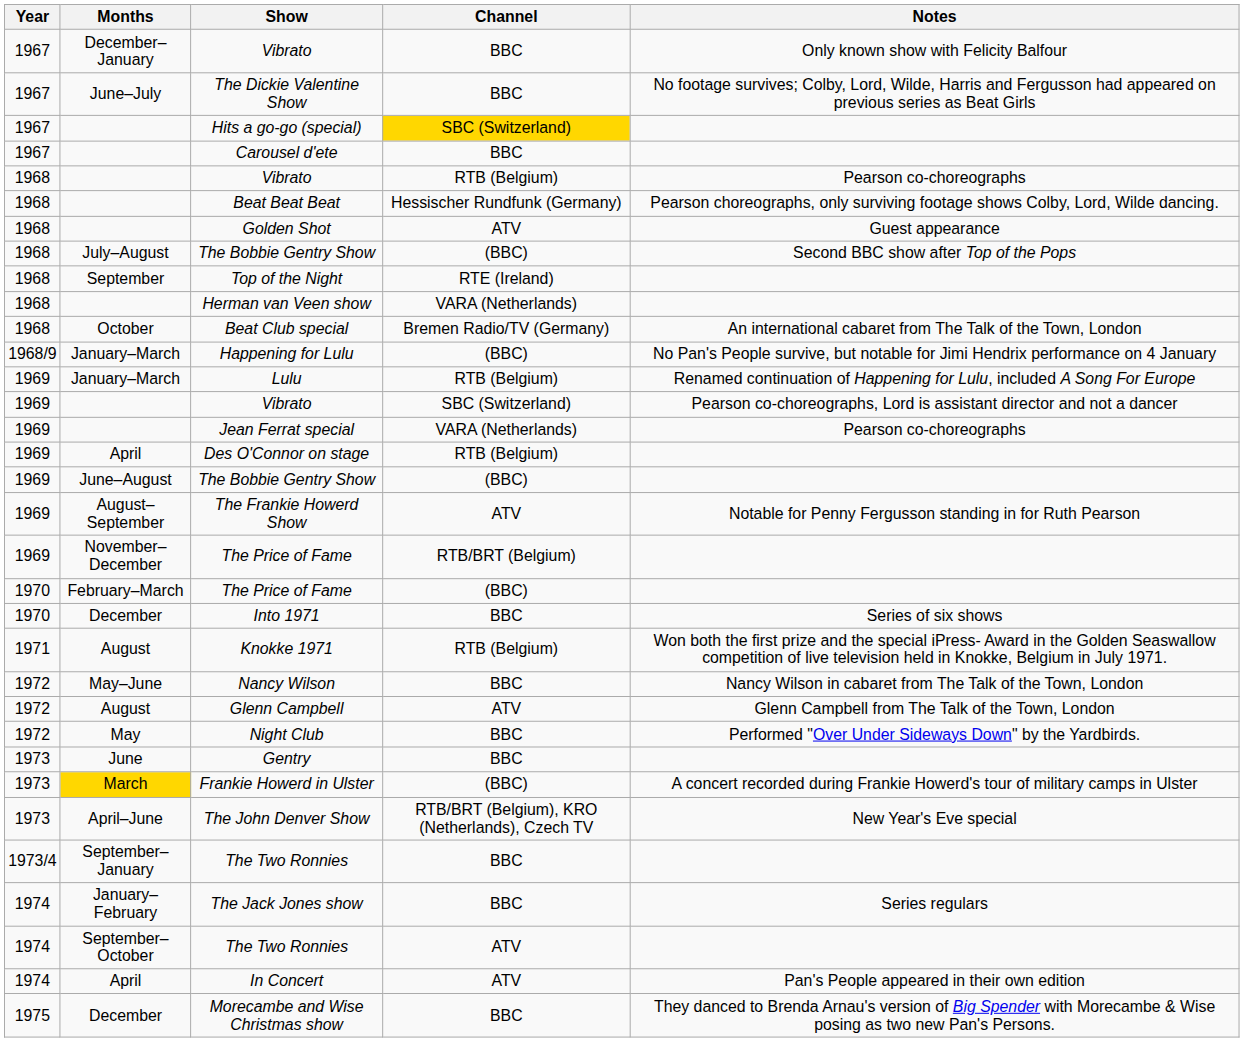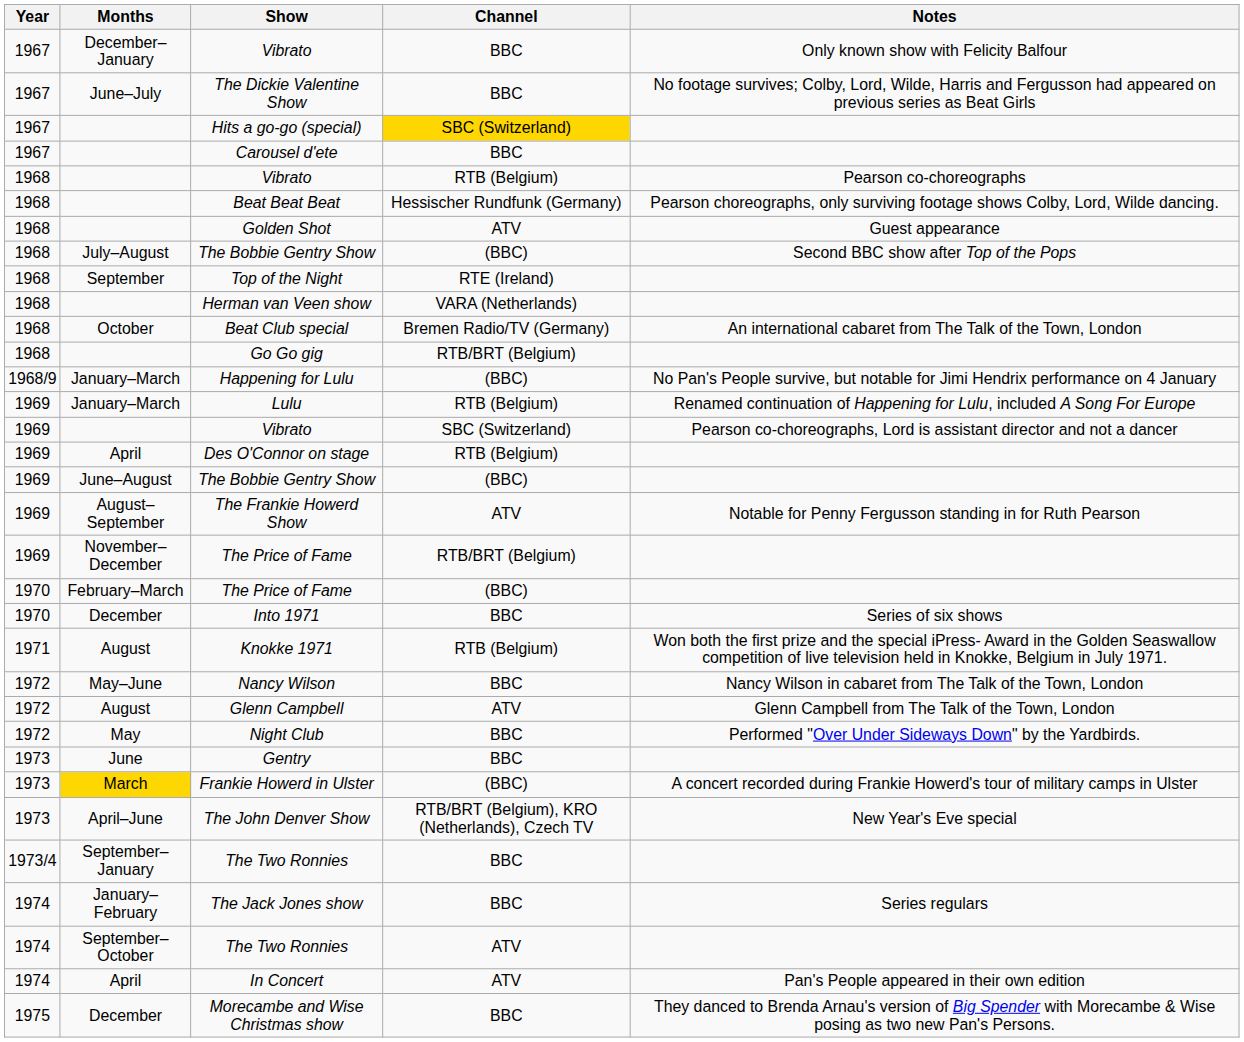+ row: (32, 354)
- row: (32, 429)
